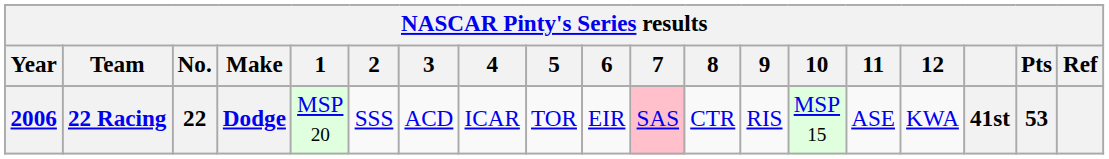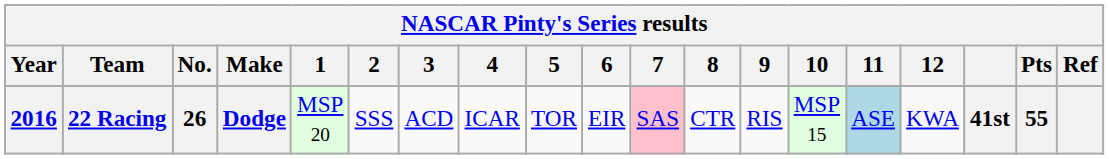(34, 119) 2006 -> (34, 119) 2016
(195, 119) 22 -> (195, 119) 26
(873, 119) no background -> (873, 119) lightblue background
(1037, 119) 53 -> (1037, 119) 55
